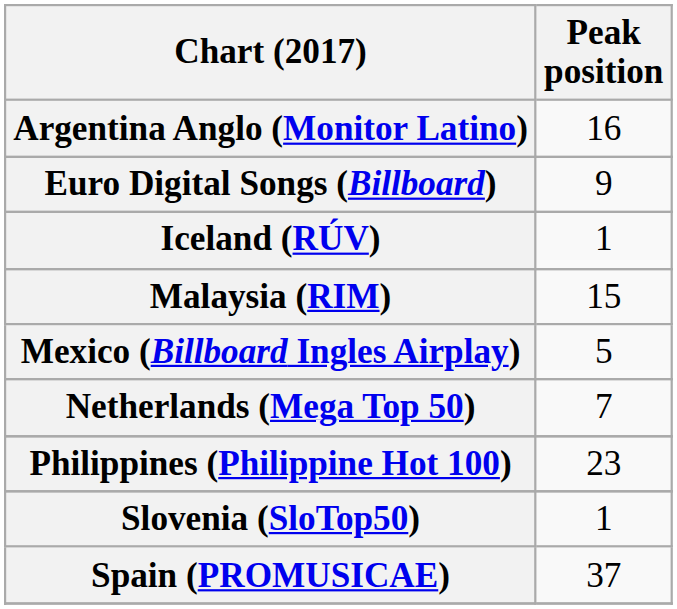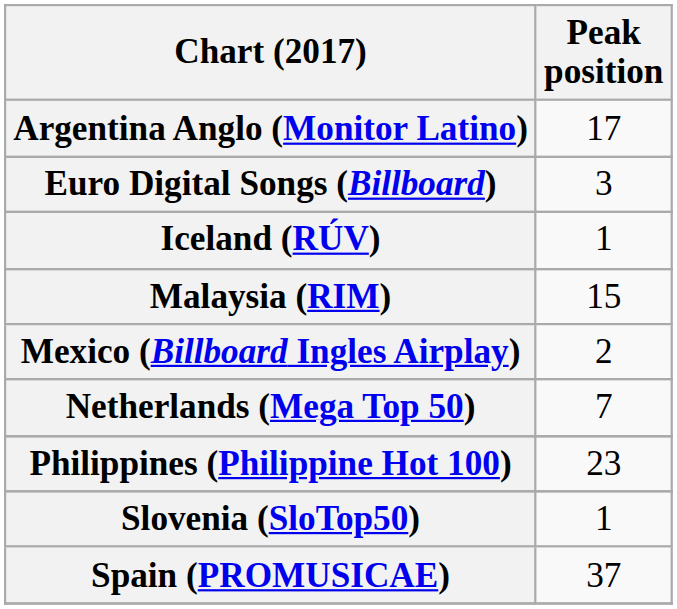(604, 127) 16 -> (604, 127) 17
(604, 183) 9 -> (604, 183) 3
(604, 351) 5 -> (604, 351) 2
